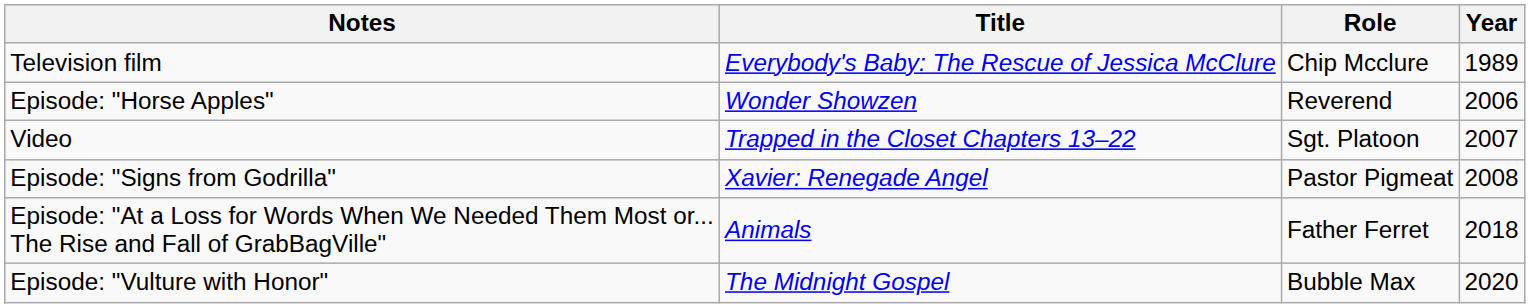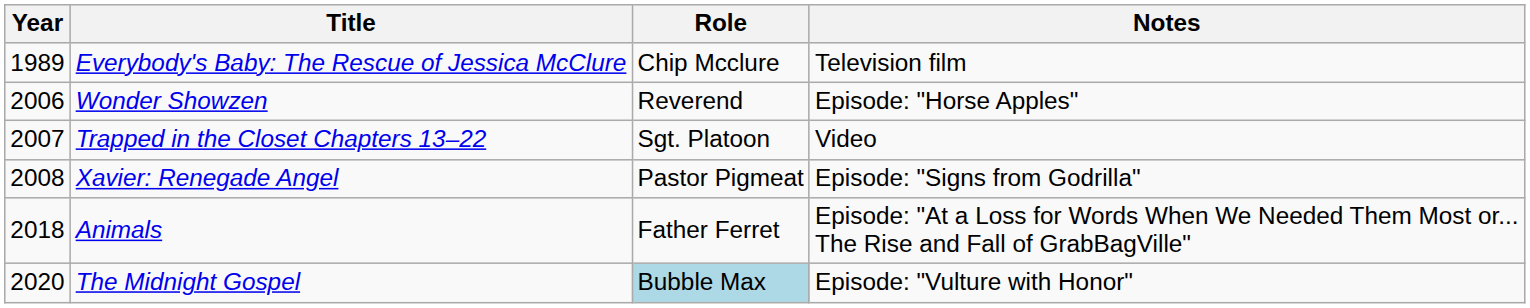columns swapped: (1491, 23) <-> (362, 23)
(1351, 282) no background -> (702, 282) lightblue background
